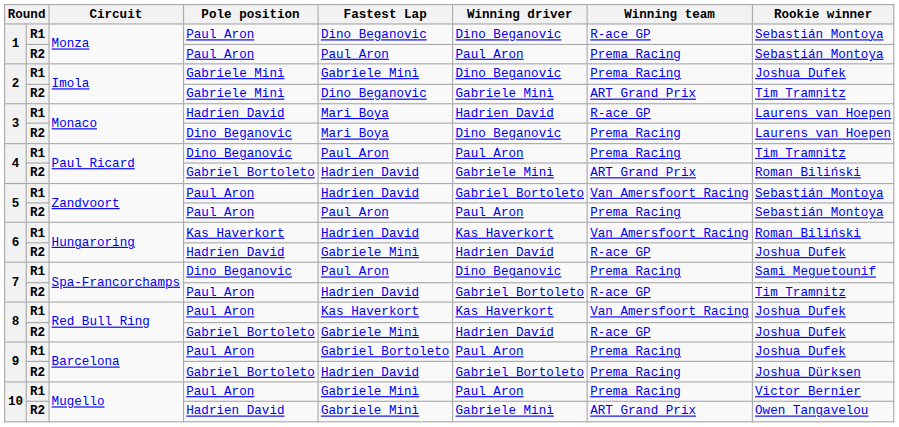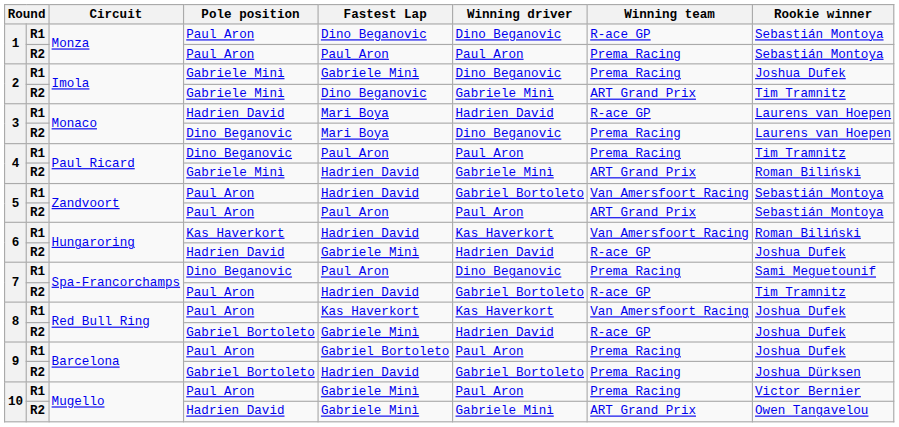(250, 173) Gabriel Bortoleto -> (235, 173) Gabriele Minì
(636, 213) Prema Racing -> (643, 213) ART Grand Prix
